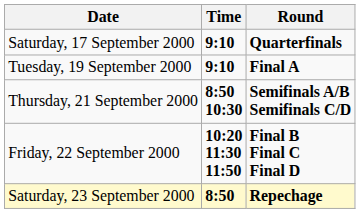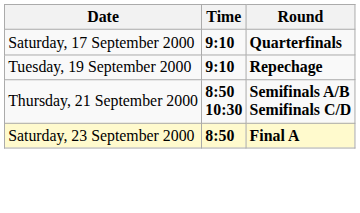(274, 67) Final A -> (286, 67) Repechage
- row: (94, 153)
(286, 196) Repechage -> (274, 135) Final A
